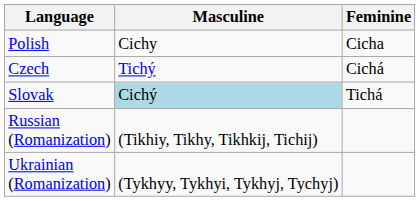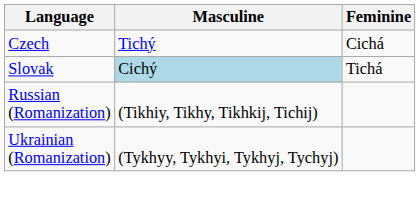- row: (29, 43)
